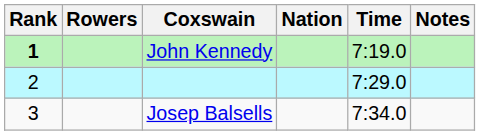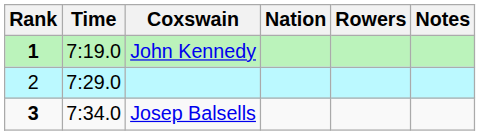columns swapped: (102, 20) <-> (379, 20)
(33, 113) normal -> (33, 113) bold
